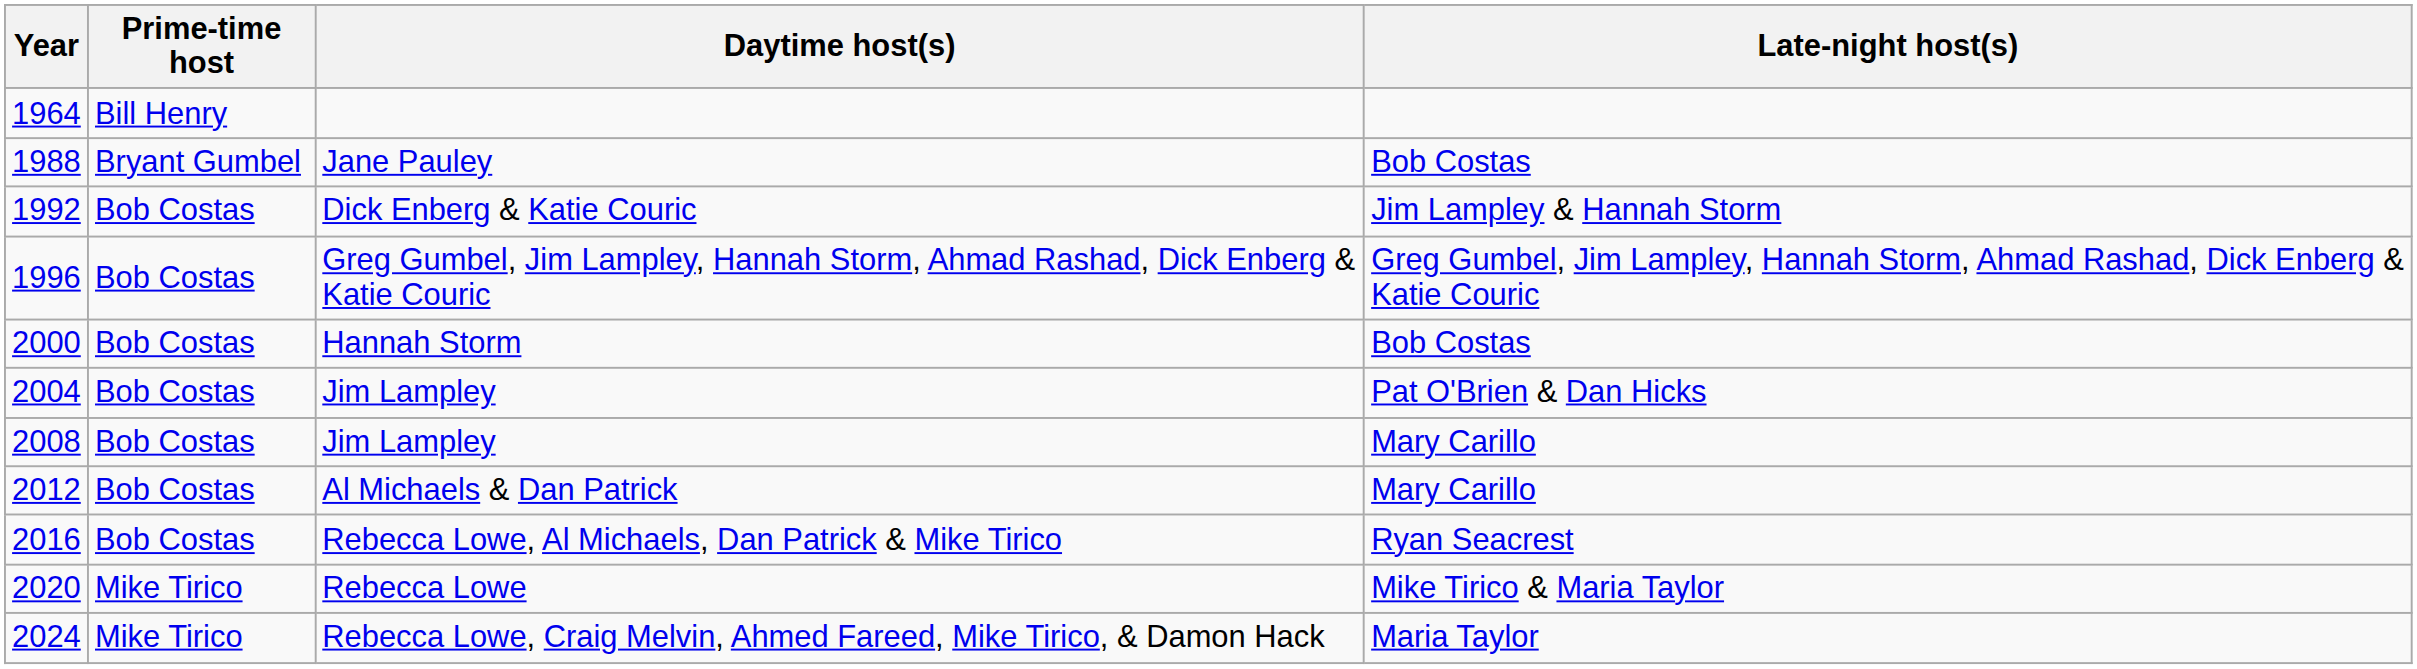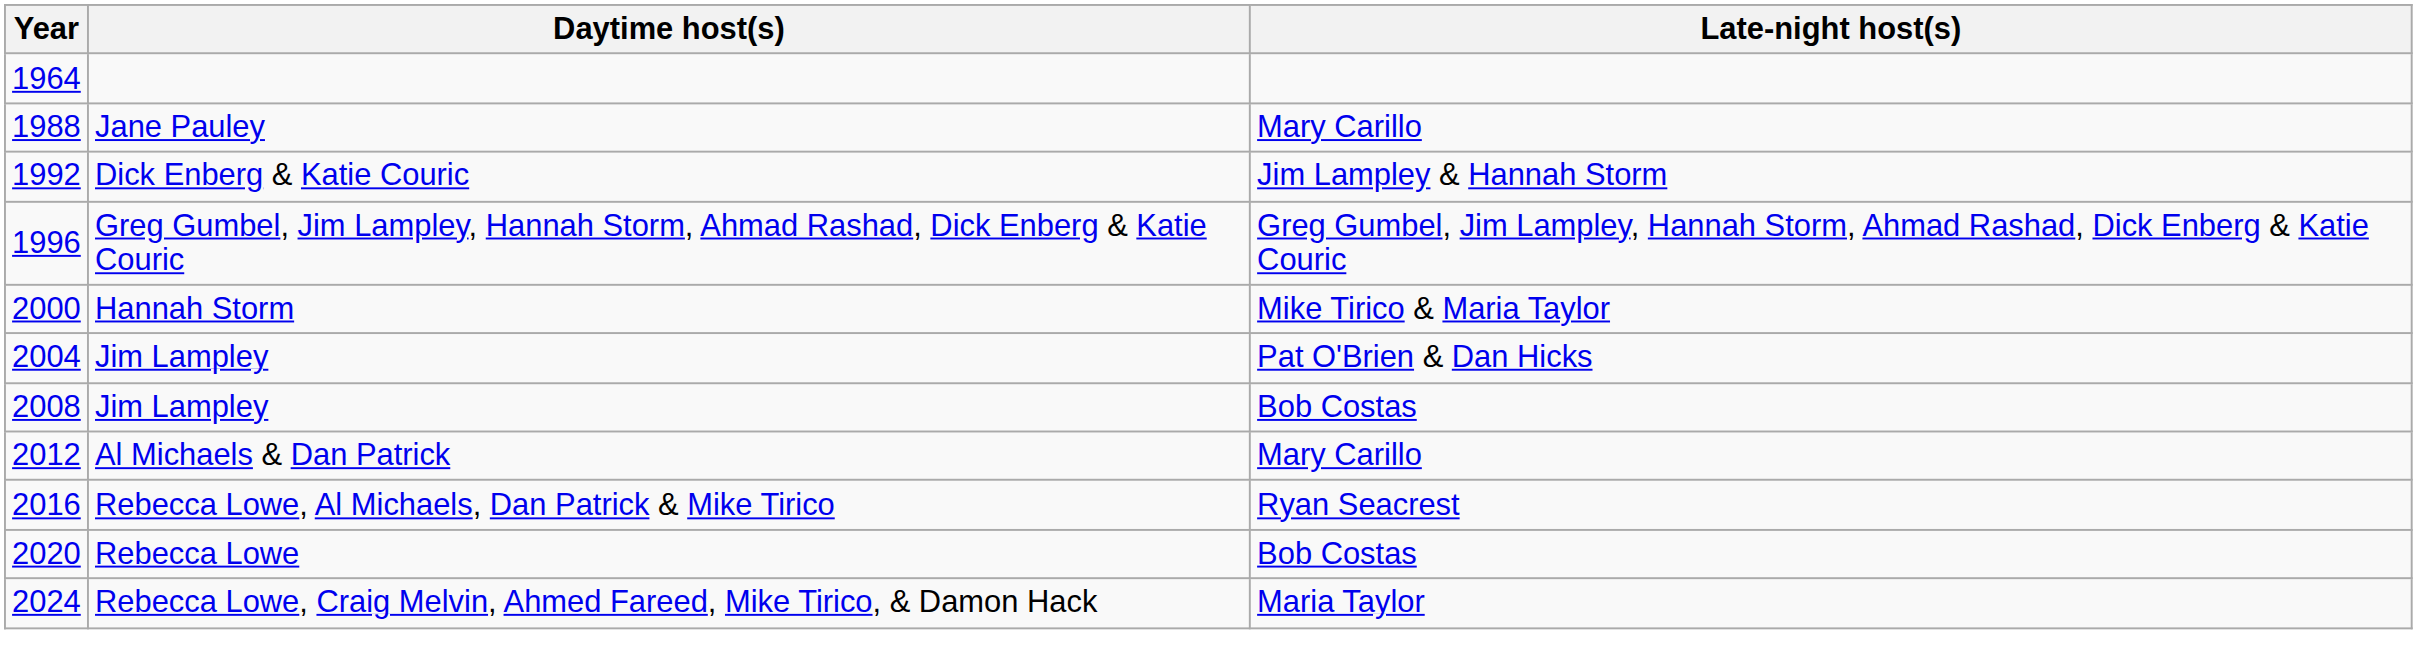- column: (202, 46)
(1451, 161) Bob Costas -> (1339, 126) Mary Carillo
(1451, 343) Bob Costas -> (1434, 308) Mike Tirico & Maria Taylor
(1453, 441) Mary Carillo -> (1337, 406) Bob Costas
(1548, 588) Mike Tirico & Maria Taylor -> (1337, 553) Bob Costas
